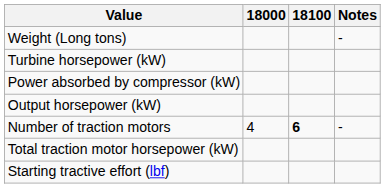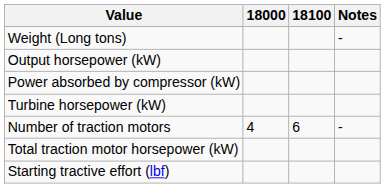rows swapped: (87, 60) <-> (84, 104)
(296, 127) bold -> (296, 127) normal
